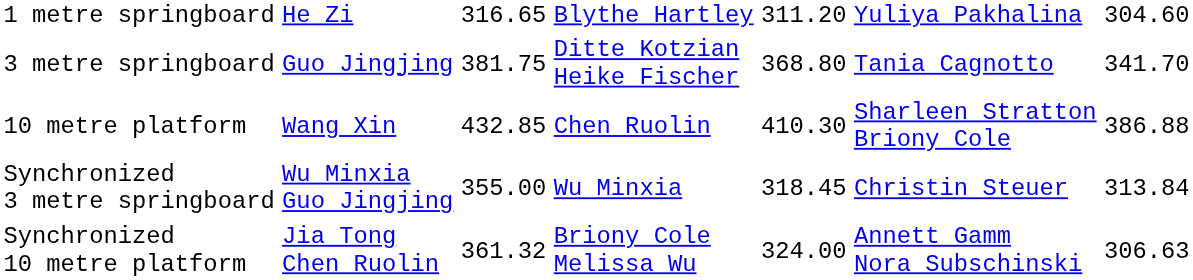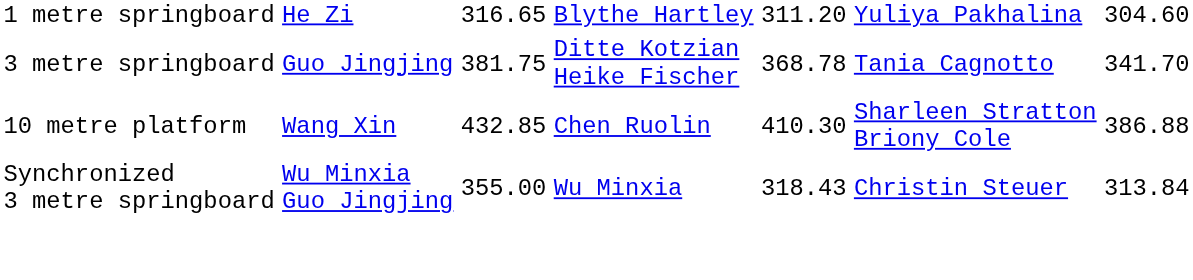(804, 64) 368.80 -> (804, 64) 368.78
(804, 188) 318.45 -> (804, 188) 318.43
- row: (125, 250)
